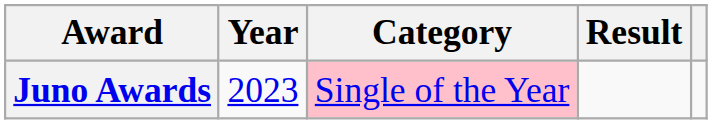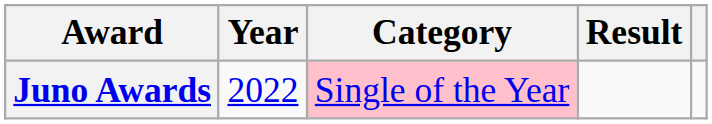(263, 88) 2023 -> (263, 88) 2022
